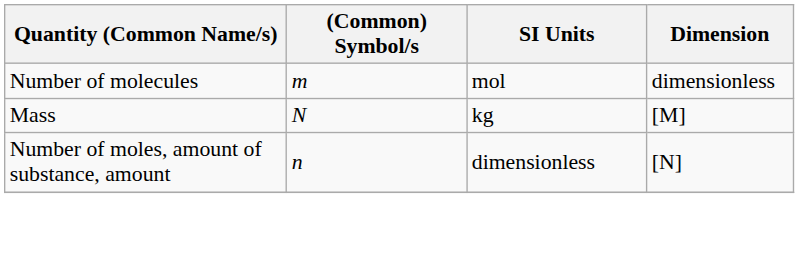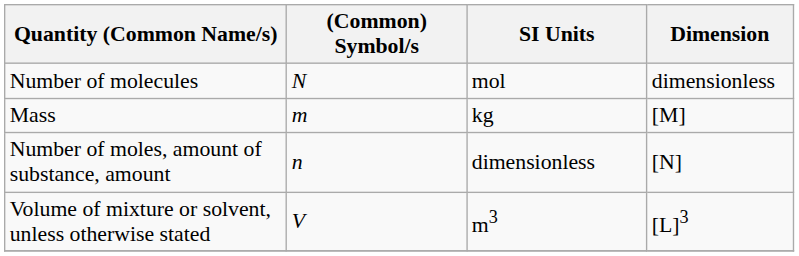(300, 80) m -> (299, 80) N
(299, 115) N -> (300, 115) m
+ row: (140, 220)
